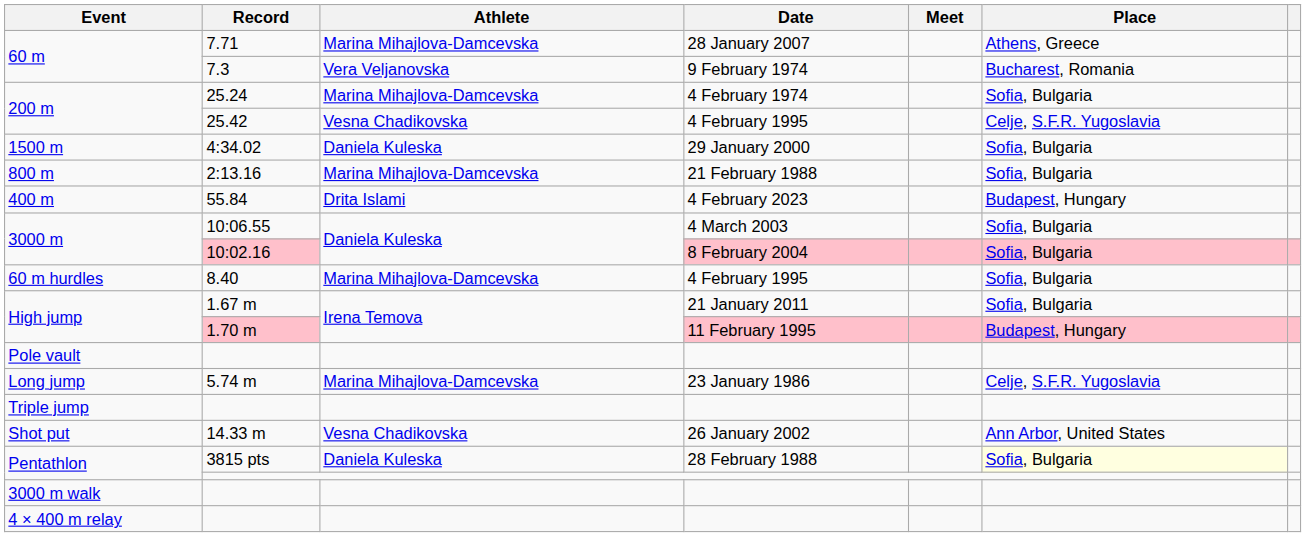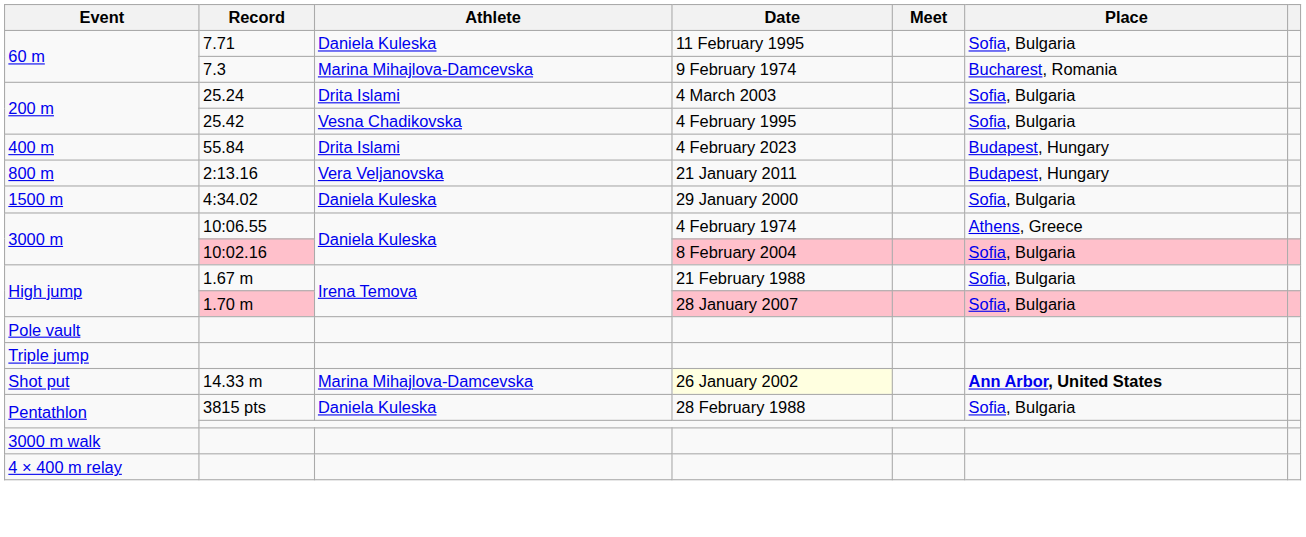(431, 44) Marina Mihajlova-Damcevska -> (377, 44) Daniela Kuleska
(749, 44) 28 January 2007 -> (740, 44) 11 February 1995
(1042, 44) Athens, Greece -> (1022, 44) Sofia, Bulgaria
(386, 70) Vera Veljanovska -> (425, 70) Marina Mihajlova-Damcevska
(431, 96) Marina Mihajlova-Damcevska -> (359, 96) Drita Islami
(748, 96) 4 February 1974 -> (726, 96) 4 March 2003
(1073, 122) Celje, S.F.R. Yugoslavia -> (1022, 122) Sofia, Bulgaria
rows swapped: (31, 200) <-> (36, 148)
(431, 174) Marina Mihajlova-Damcevska -> (381, 174) Vera Veljanovska
(752, 174) 21 February 1988 -> (736, 174) 21 January 2011
(1039, 174) Sofia, Bulgaria -> (1039, 174) Budapest, Hungary
(738, 226) 4 March 2003 -> (736, 226) 4 February 1974
(1039, 226) Sofia, Bulgaria -> (1026, 226) Athens, Greece
- row: (56, 278)
(748, 304) 21 January 2011 -> (741, 278) 21 February 1988
(752, 330) 11 February 1995 -> (737, 304) 28 January 2007
(1056, 330) Budapest, Hungary -> (1022, 304) Sofia, Bulgaria
- row: (47, 382)
(395, 434) Vesna Chadikovska -> (425, 382) Marina Mihajlova-Damcevska
(749, 434) no background -> (737, 382) lightyellow background
(1075, 434) normal -> (1065, 382) bold
(1039, 460) lightyellow background -> (1022, 408) no background
